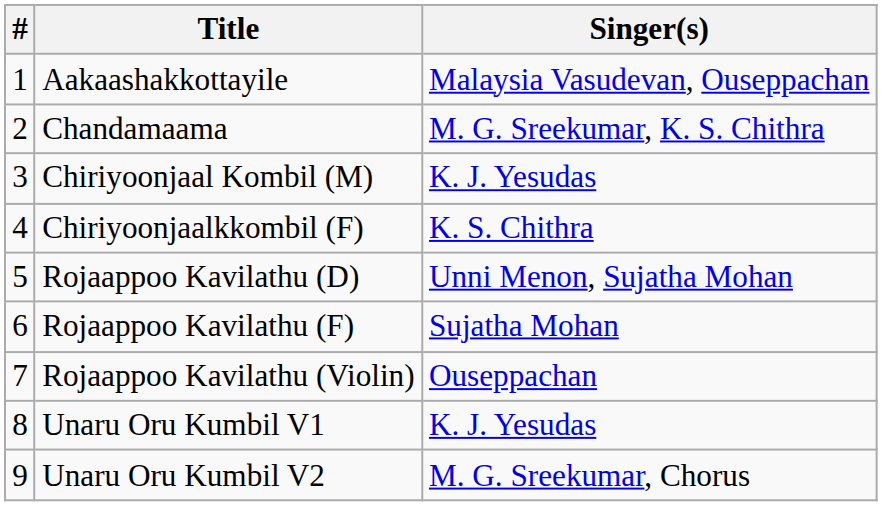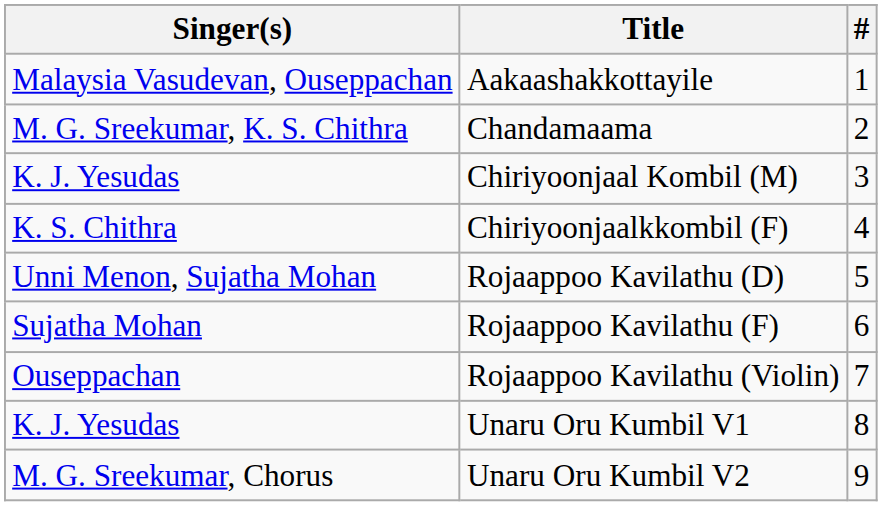columns swapped: (20, 29) <-> (649, 29)
